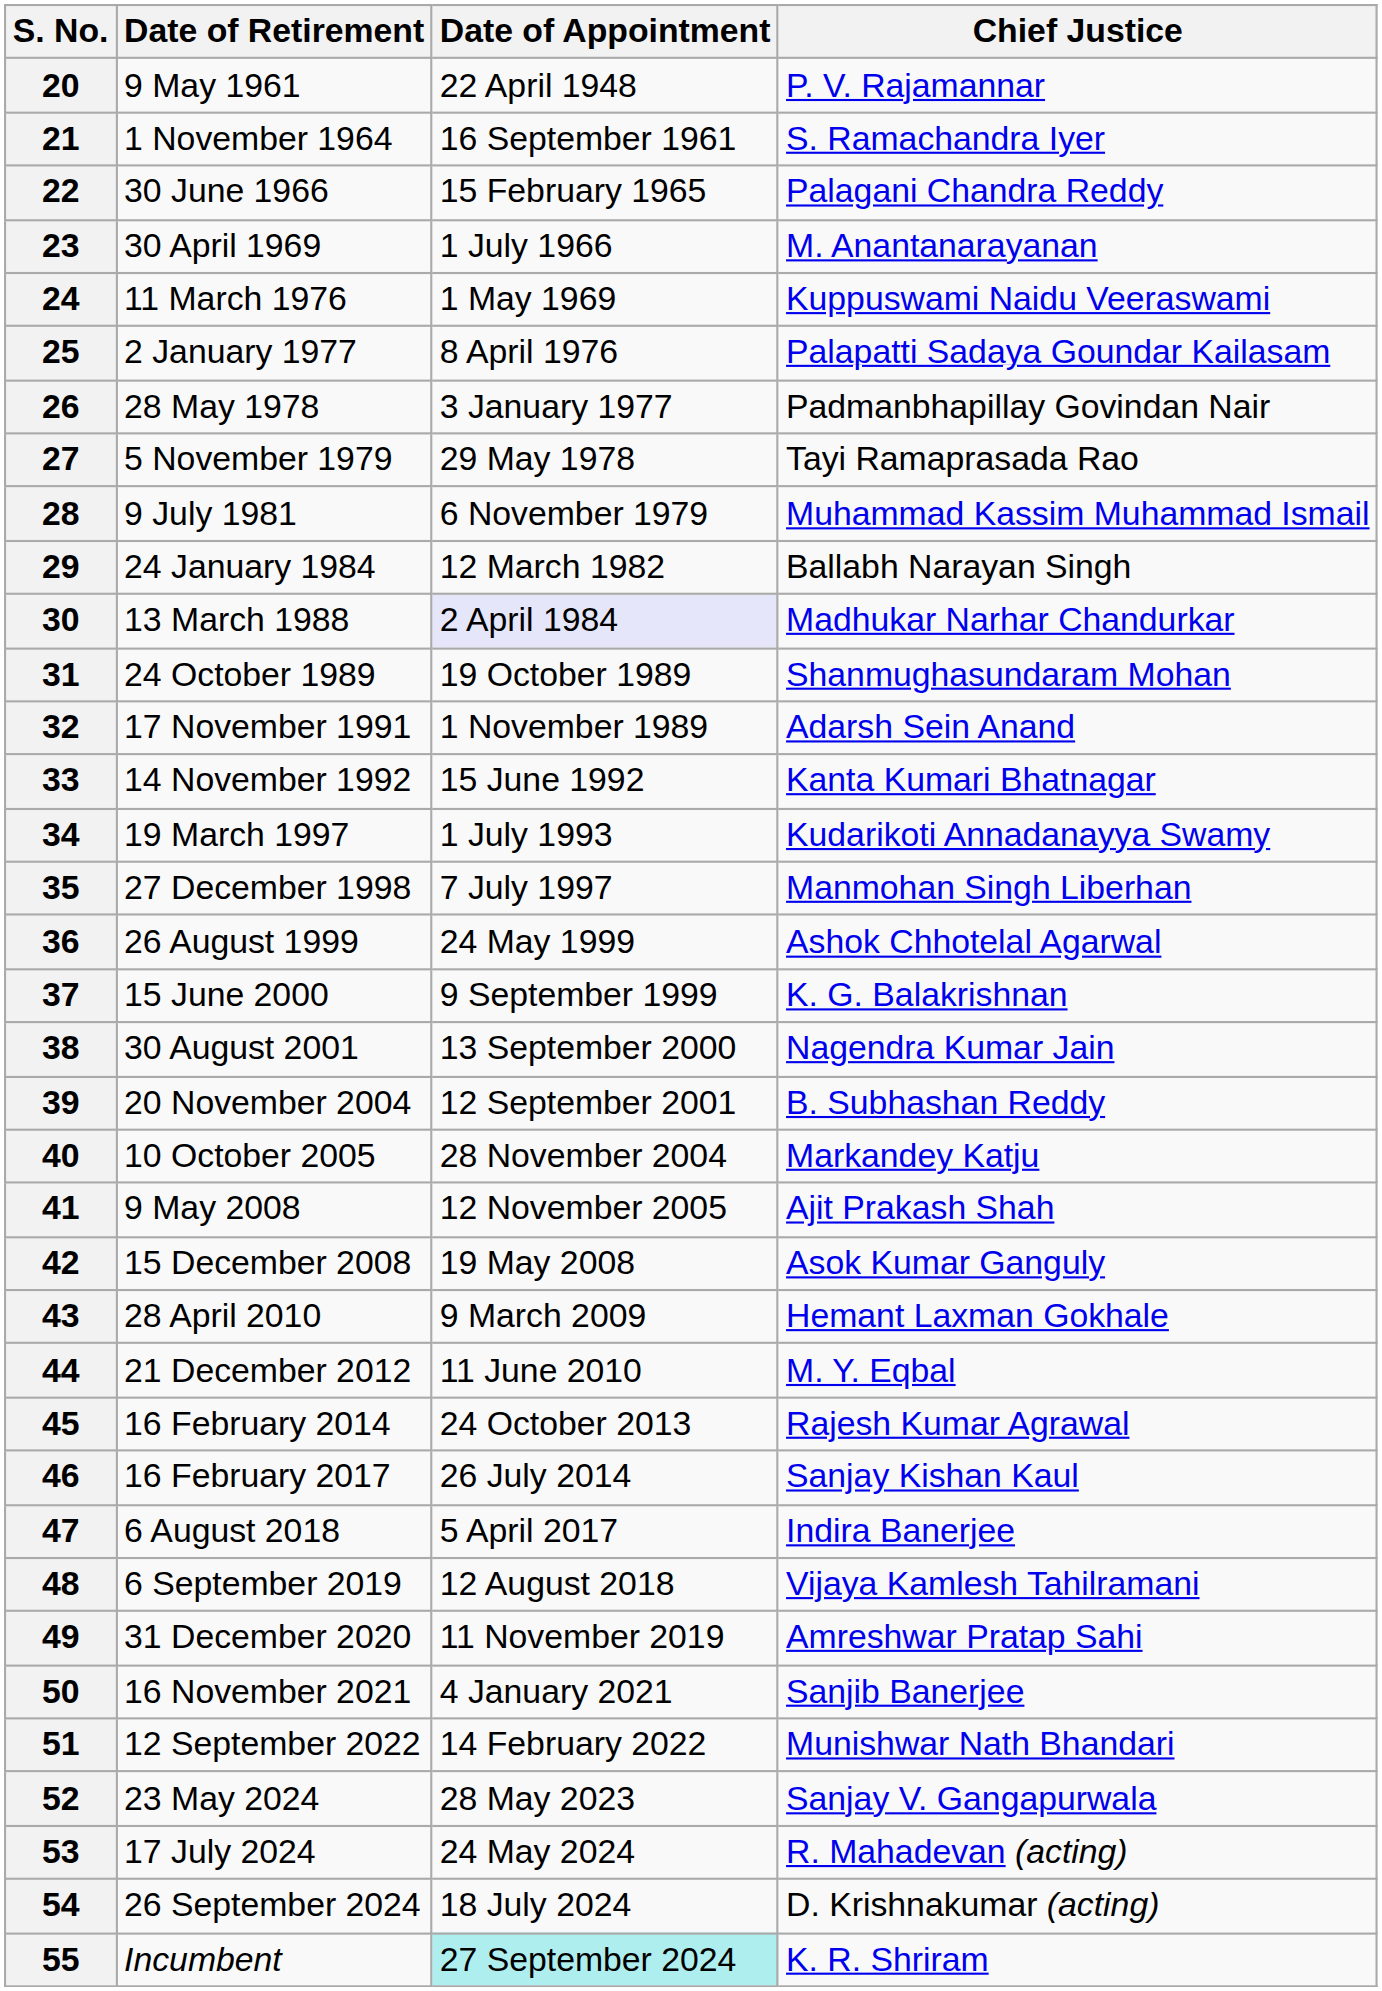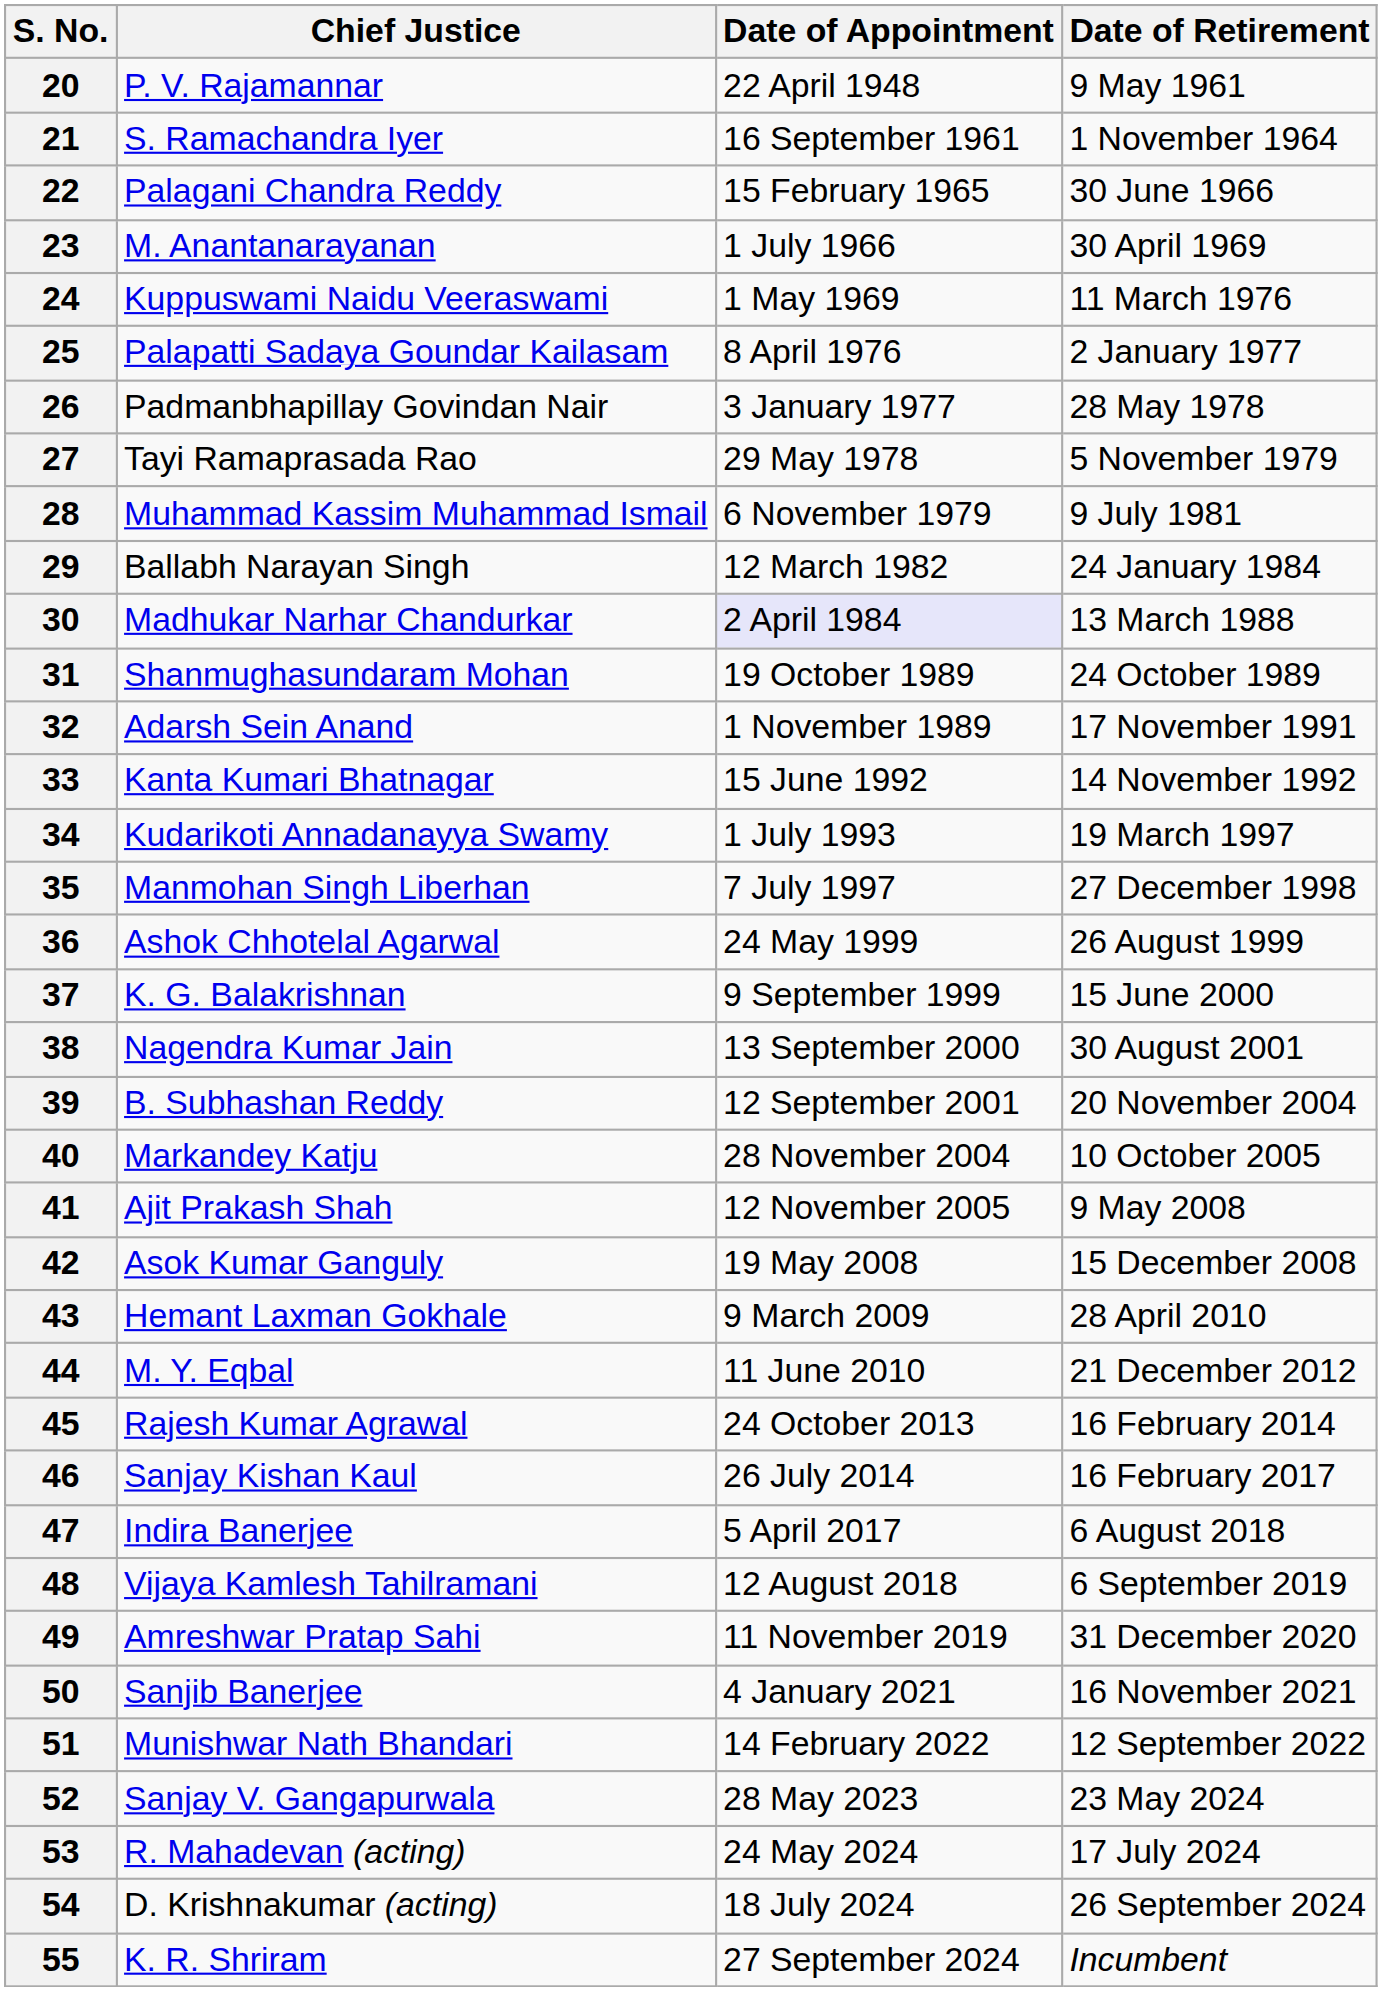columns swapped: (1078, 31) <-> (274, 31)
(588, 1958) paleturquoise background -> (871, 1958) no background
